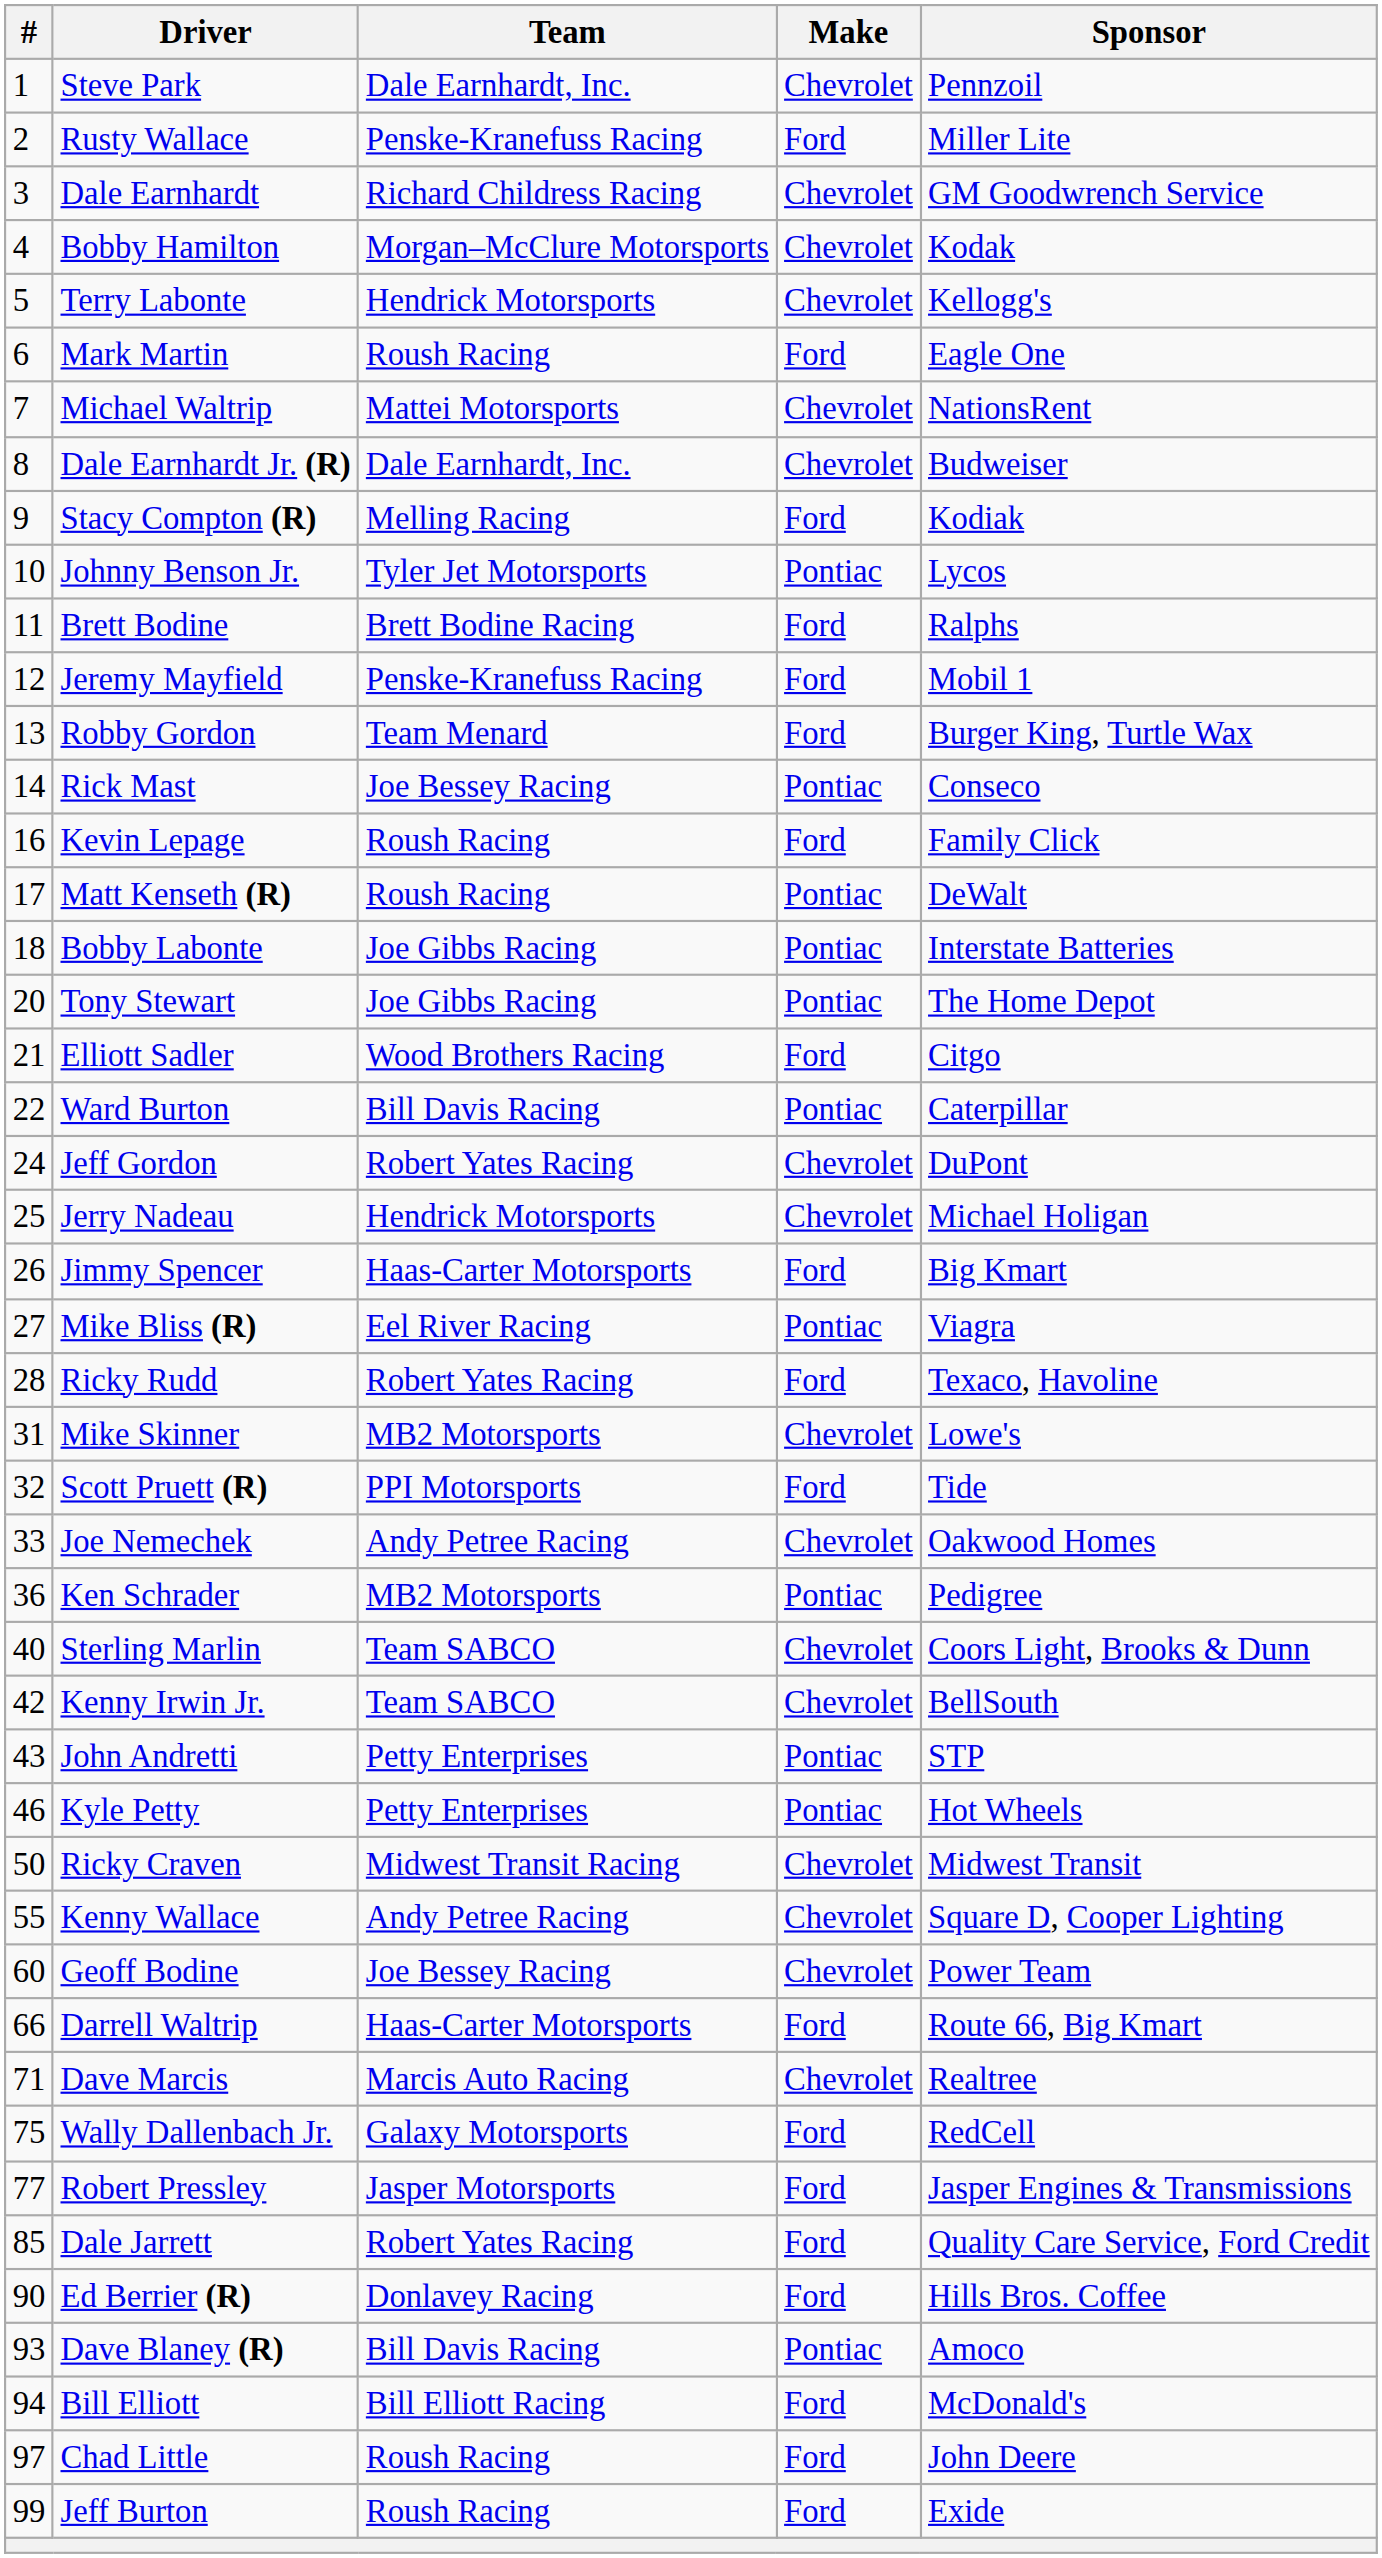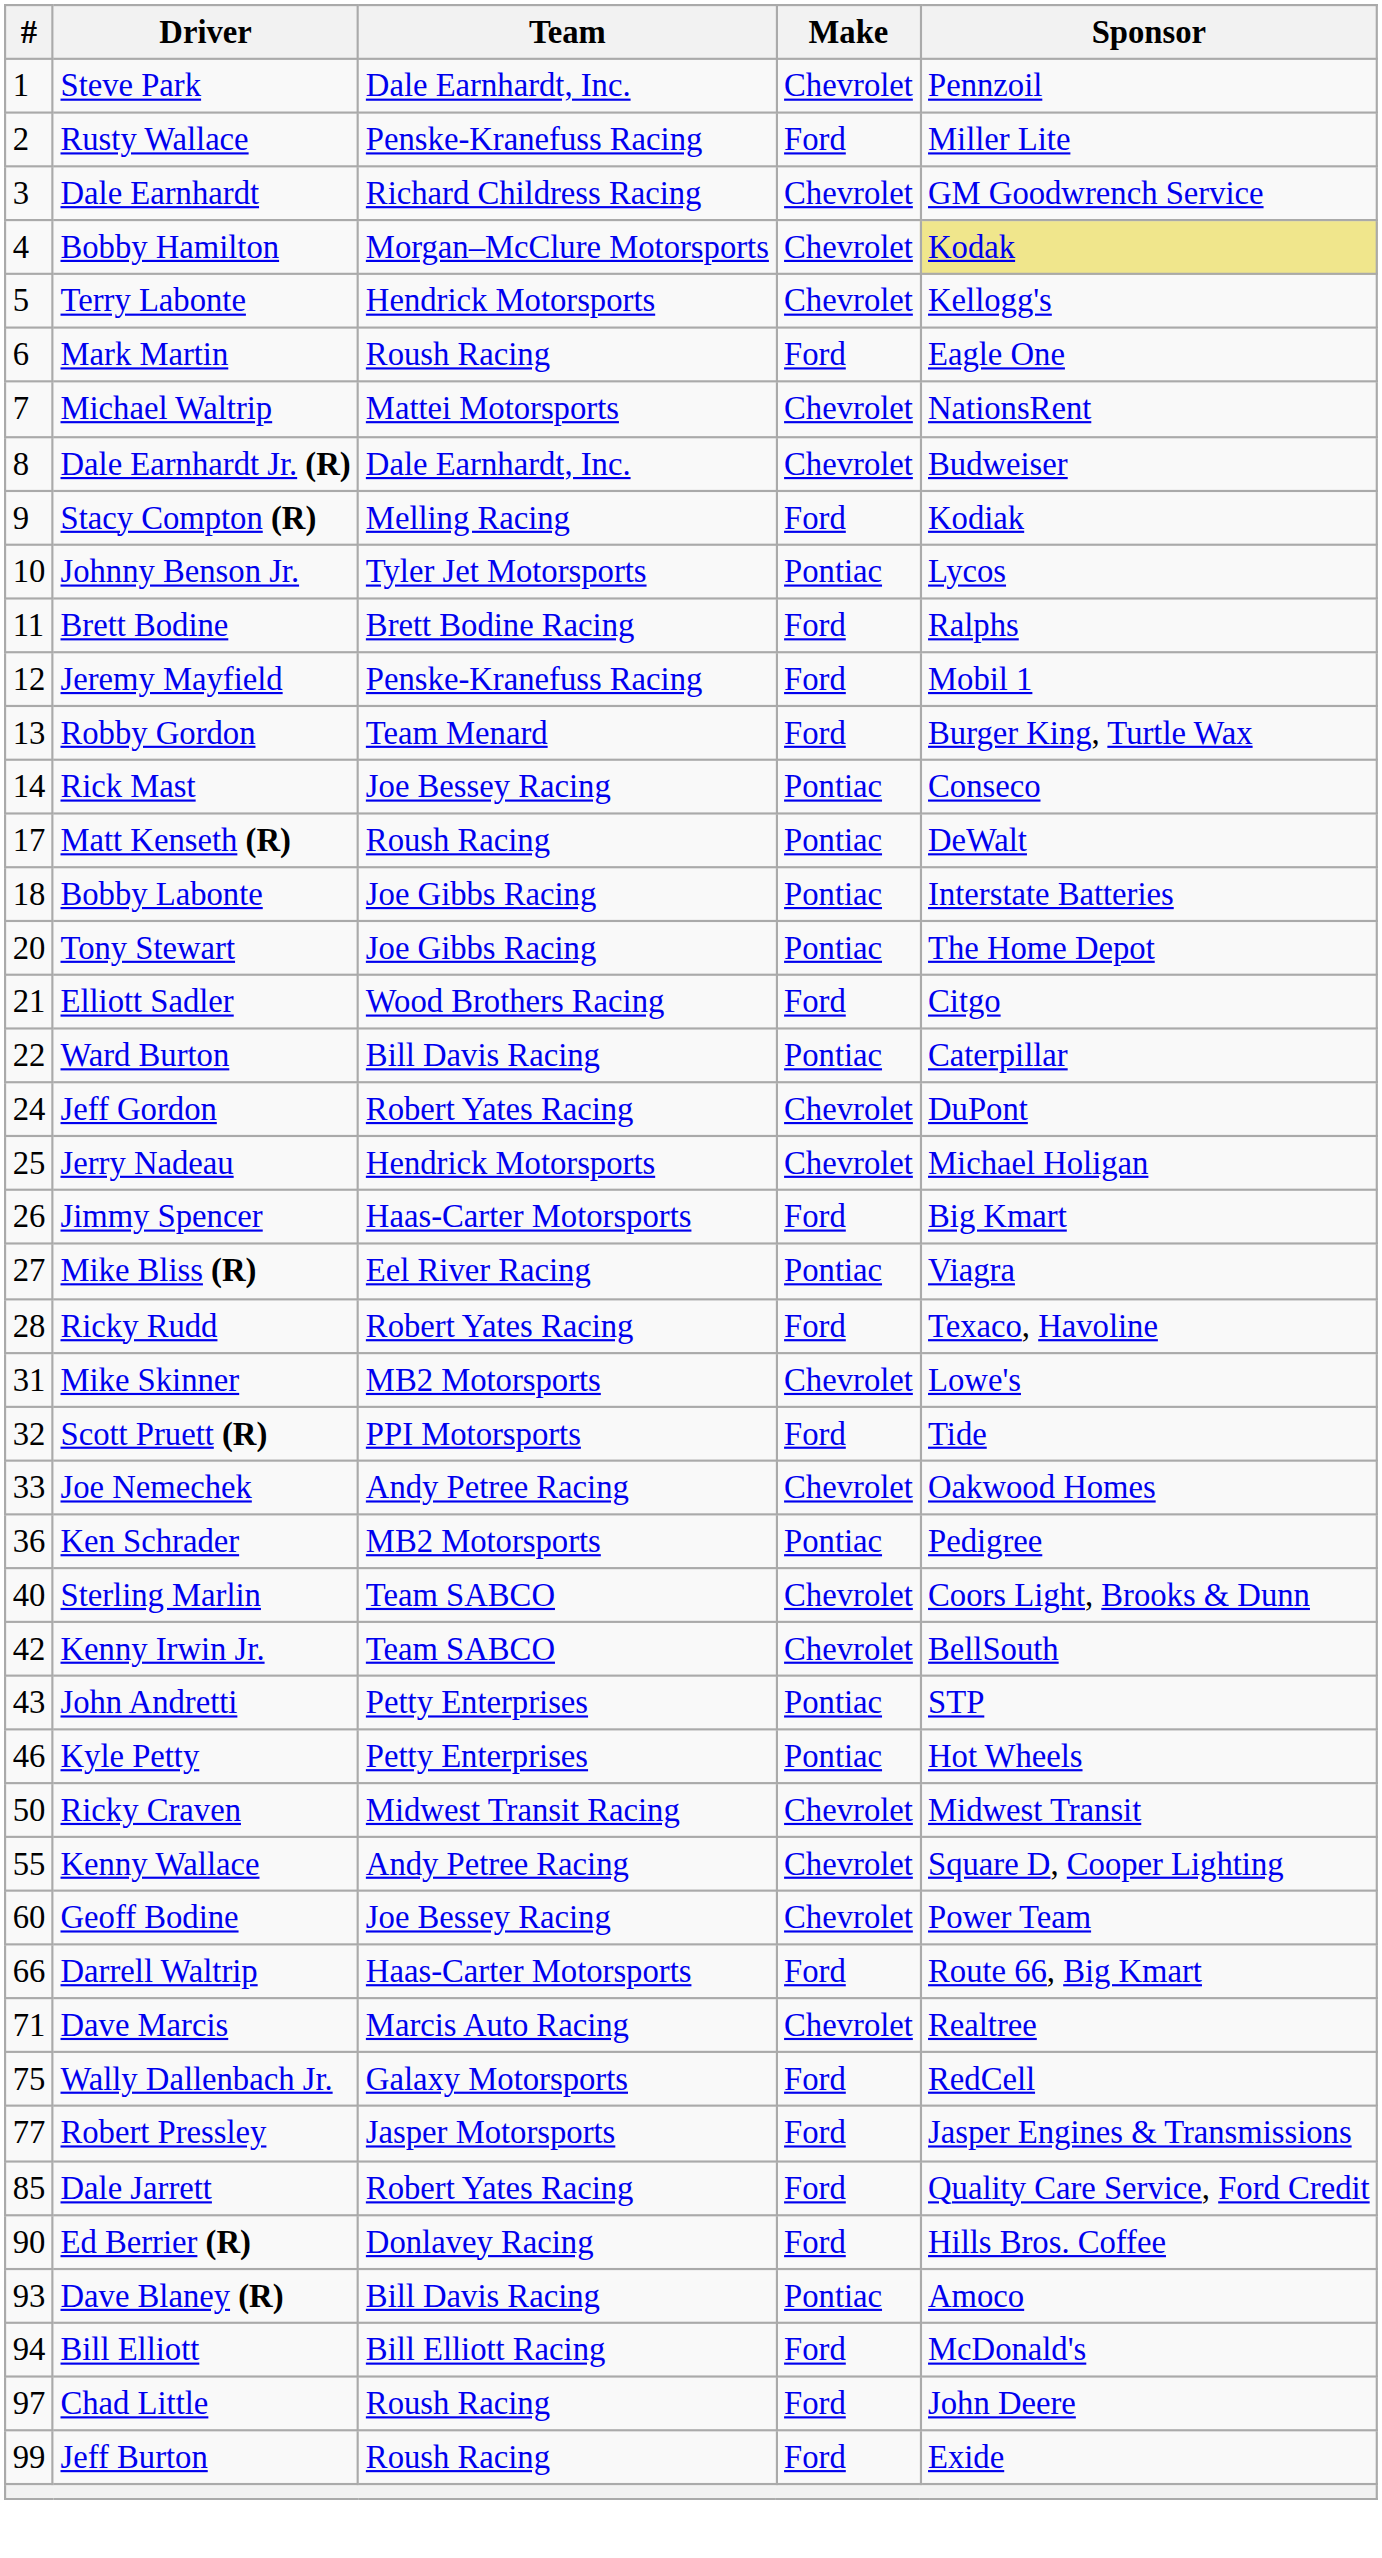(972, 247) no background -> (972, 247) khaki background
- row: (153, 839)
